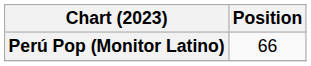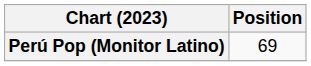(267, 46) 66 -> (267, 46) 69
